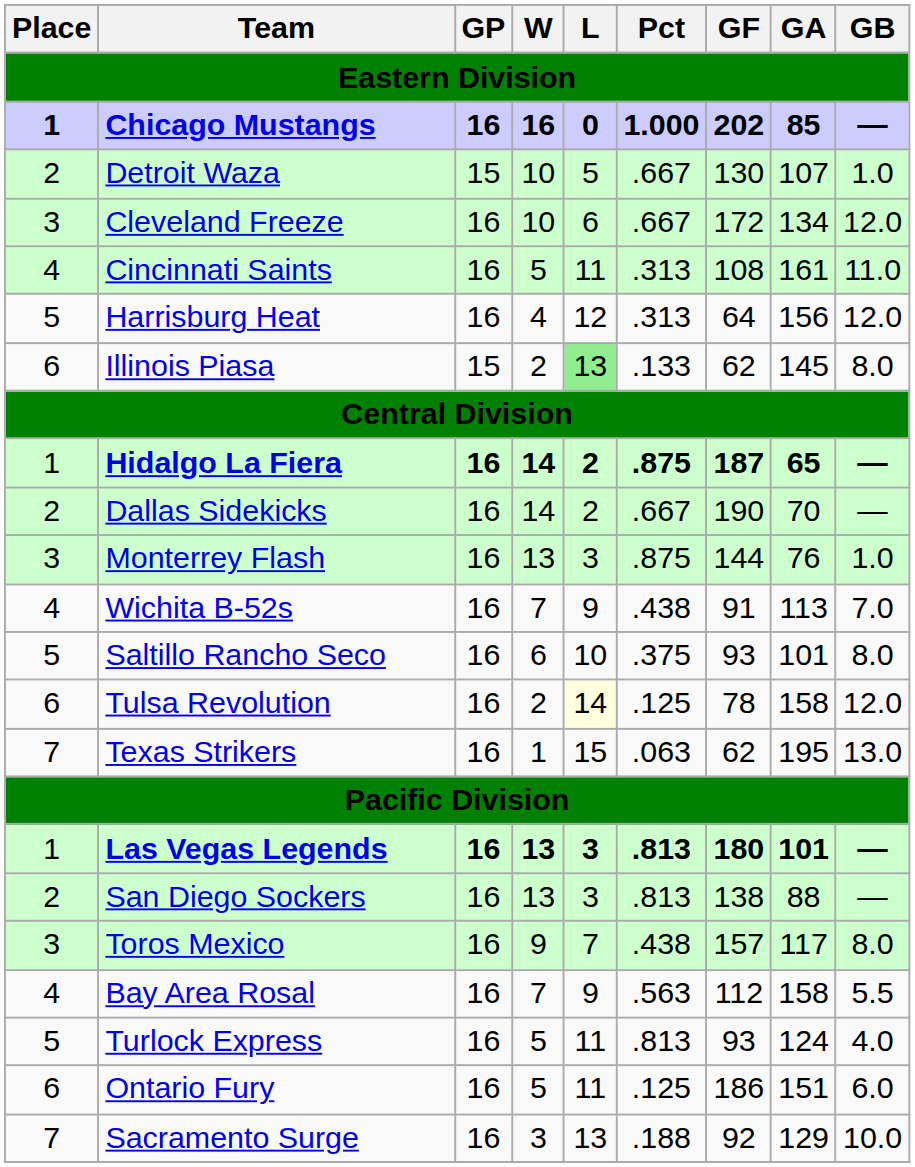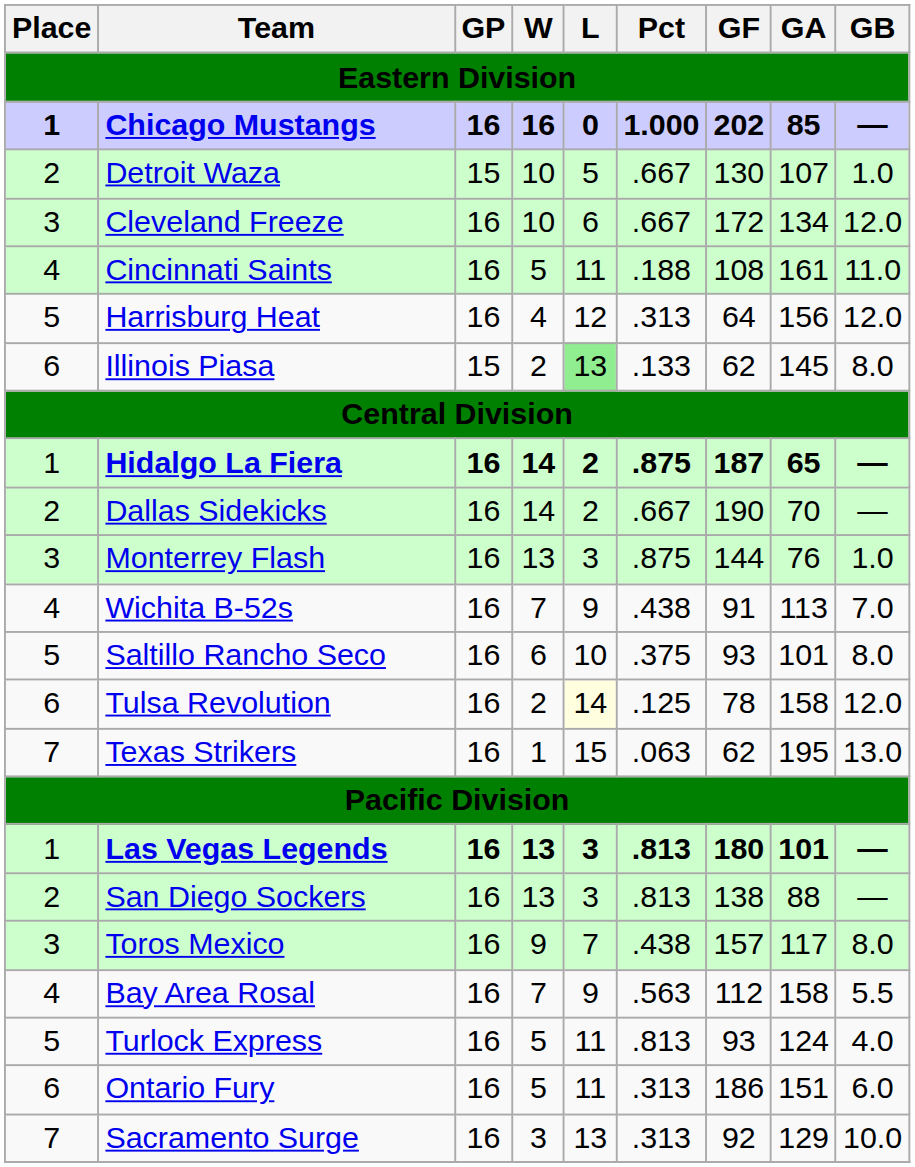(661, 269) .313 -> (661, 269) .188
(661, 1089) .125 -> (661, 1089) .313
(661, 1137) .188 -> (661, 1137) .313
